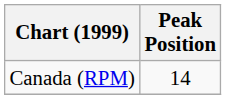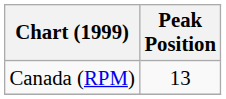(180, 77) 14 -> (180, 77) 13
